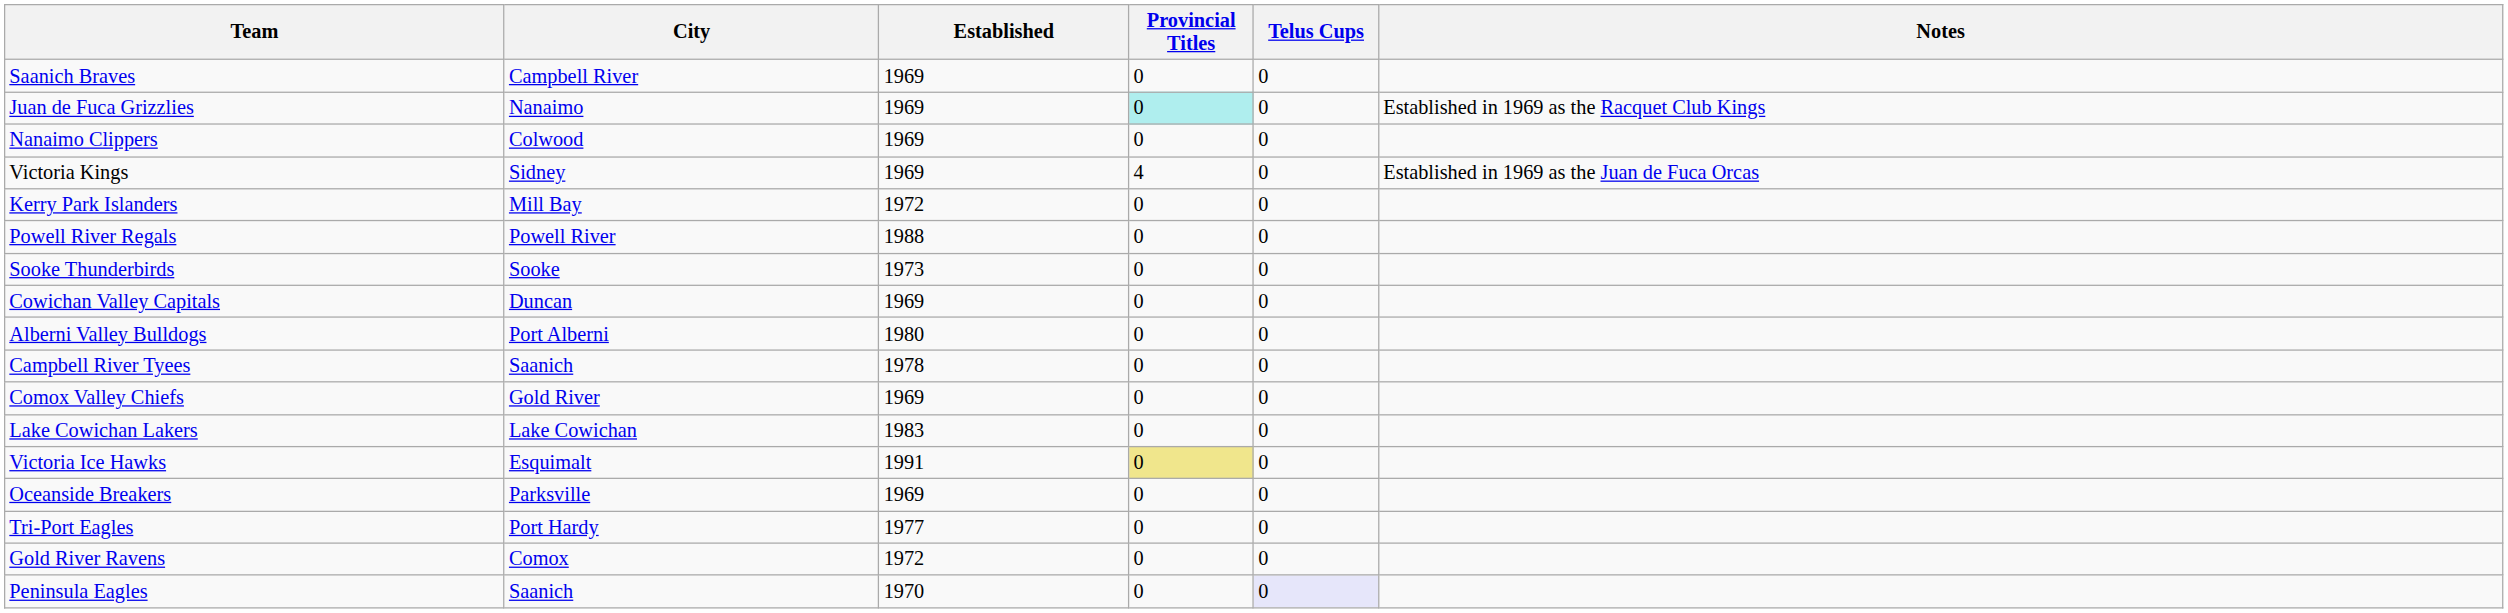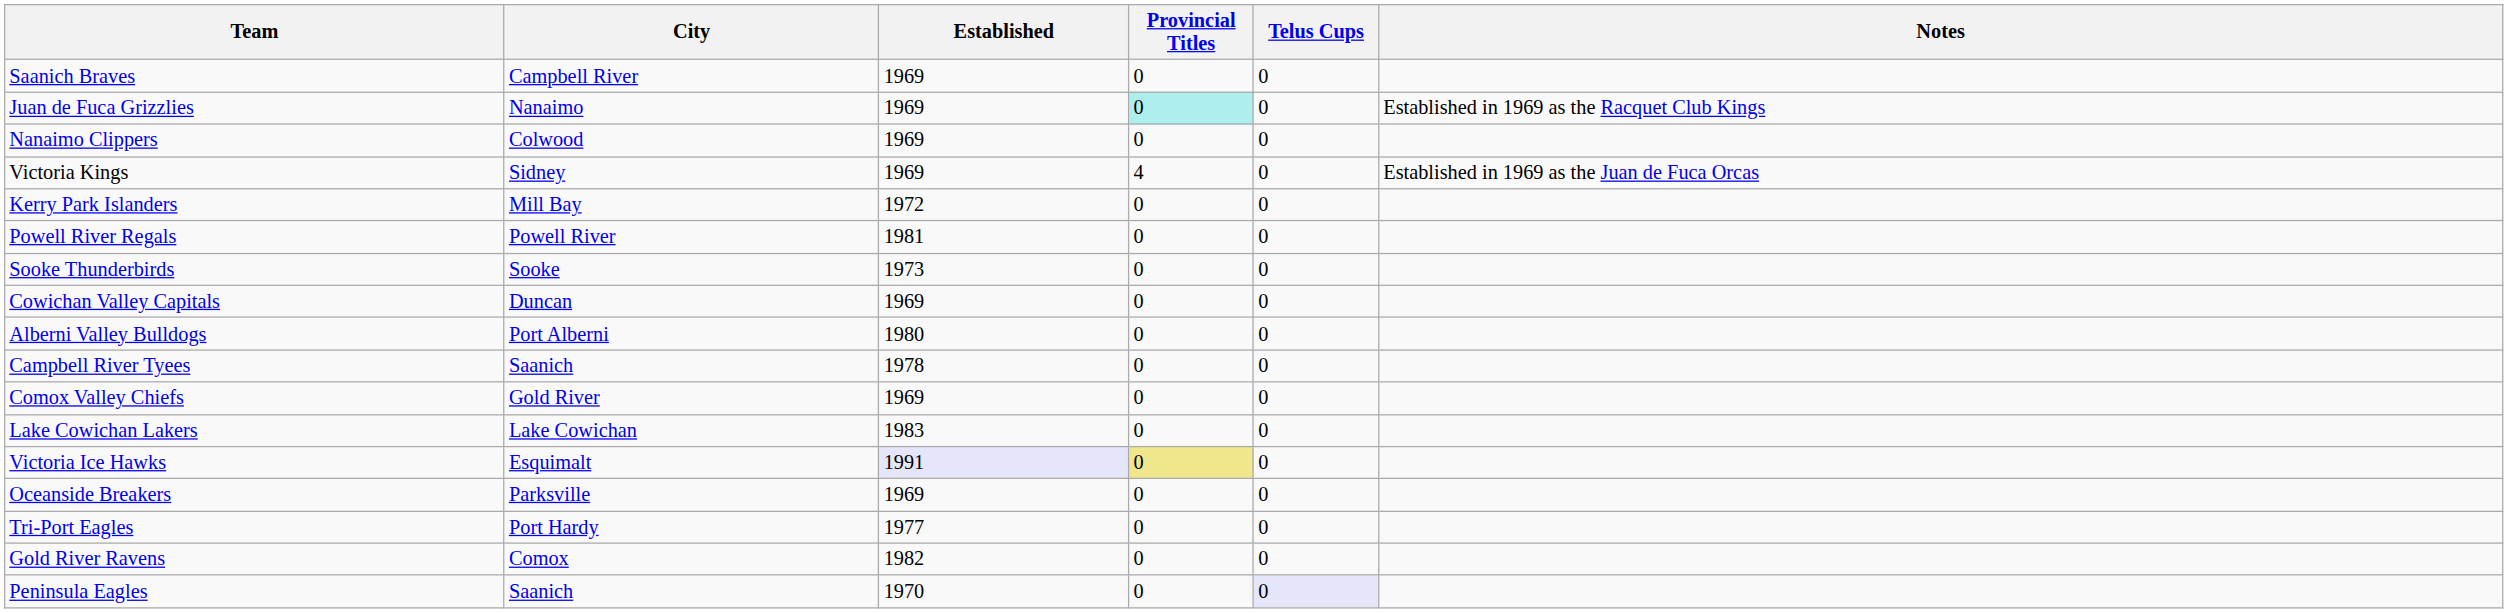(904, 236) 1988 -> (904, 236) 1981
(904, 462) no background -> (904, 462) lavender background
(904, 559) 1972 -> (904, 559) 1982
